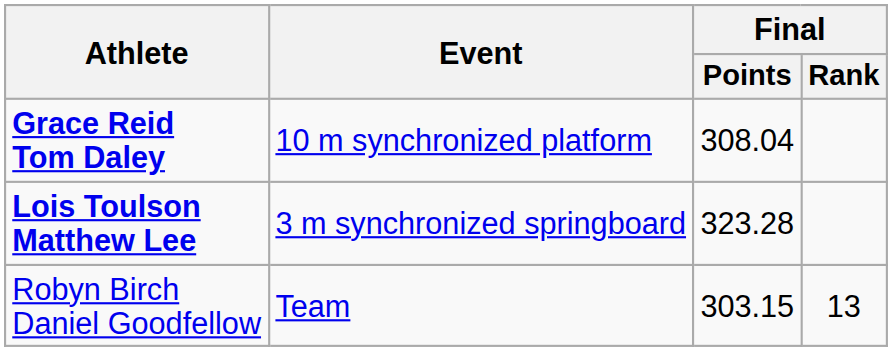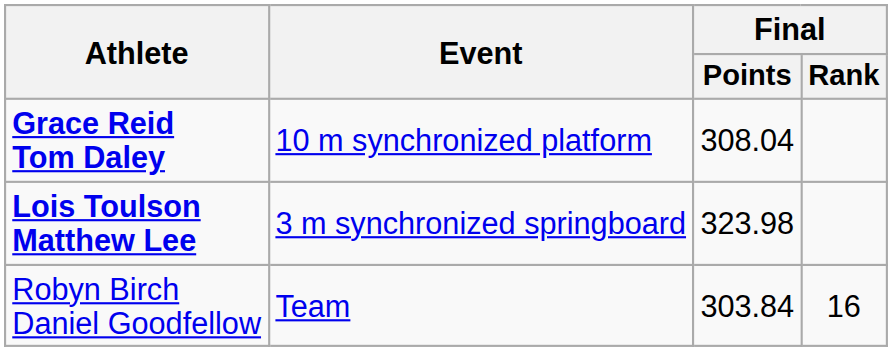(747, 223) 323.28 -> (747, 223) 323.98
(747, 306) 303.15 -> (747, 306) 303.84
(844, 306) 13 -> (844, 306) 16
